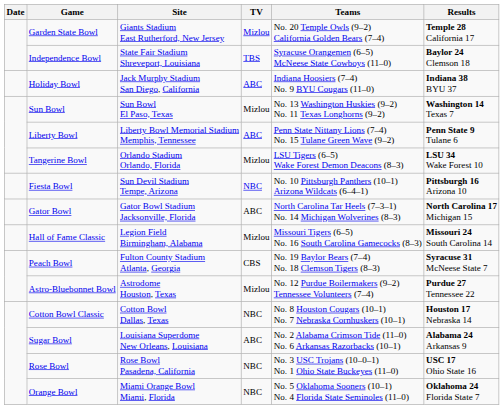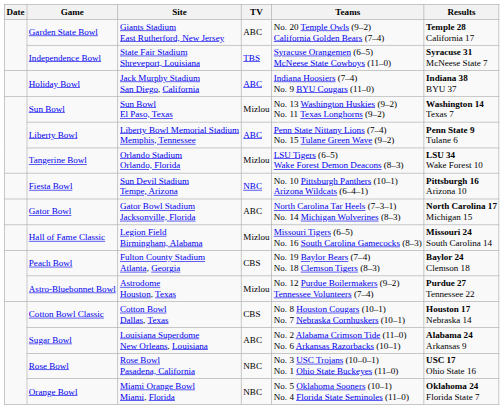(256, 32) Mizlou -> (253, 32) ABC
(448, 58) Baylor 24 Clemson 18 -> (457, 58) Syracuse 31 McNeese State 7
(457, 263) Syracuse 31 McNeese State 7 -> (448, 263) Baylor 24 Clemson 18
(253, 315) NBC -> (252, 315) CBS
